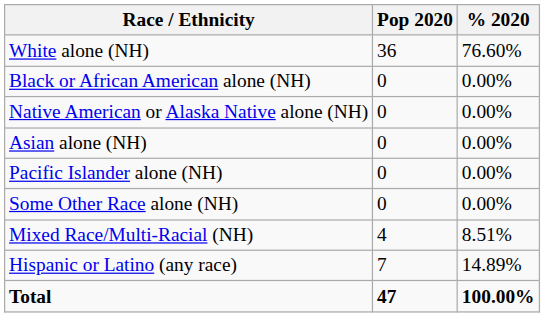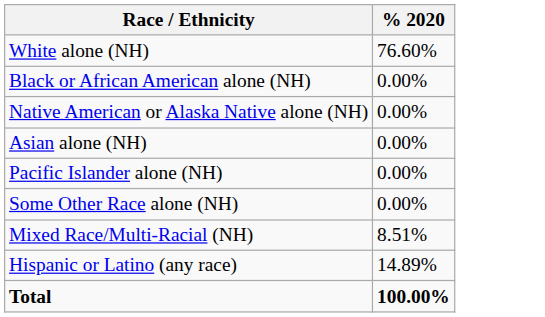- column: (415, 19)
